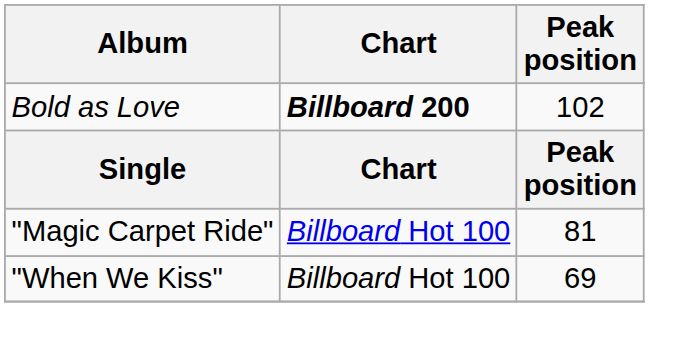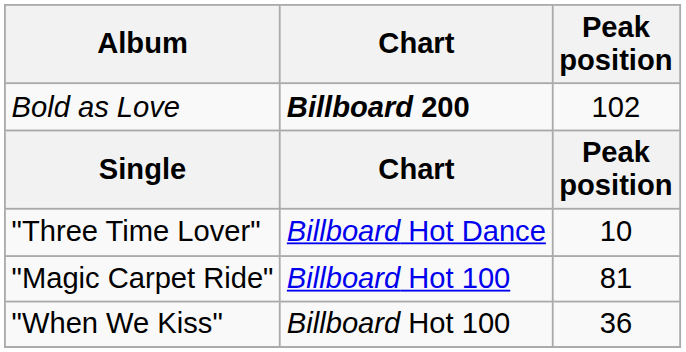+ row: (136, 231)
(580, 277) 69 -> (616, 324) 36
